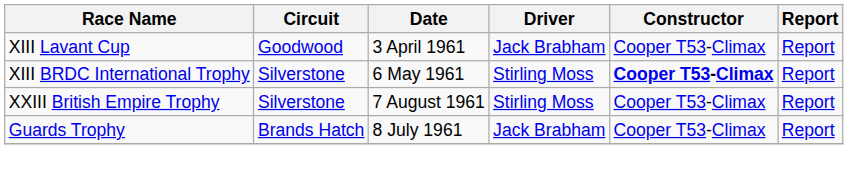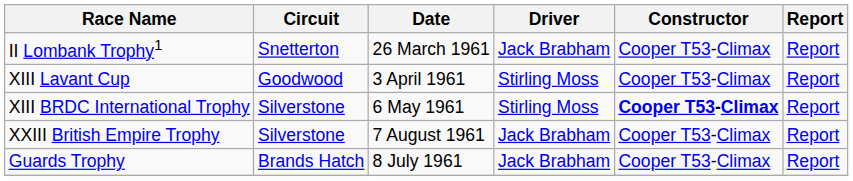+ row: (86, 49)
(549, 47) Jack Brabham -> (548, 79) Stirling Moss
(543, 102) Stirling Moss -> (554, 135) Jack Brabham
